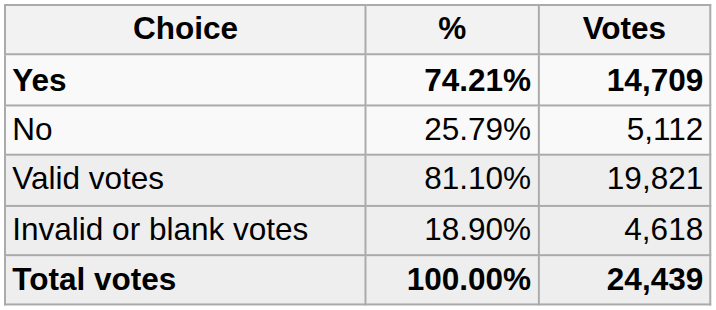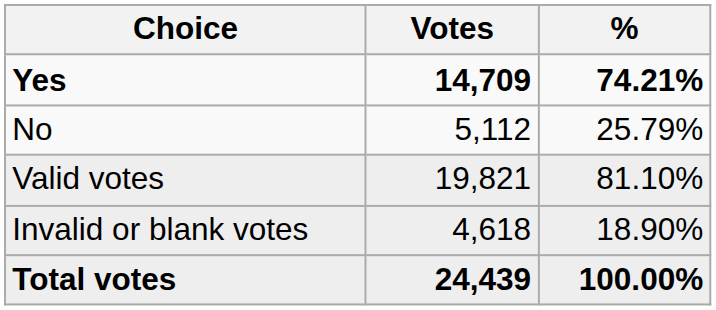columns swapped: (624, 29) <-> (452, 29)
